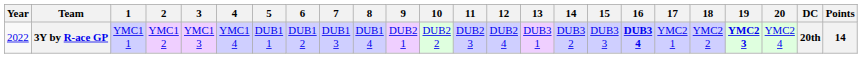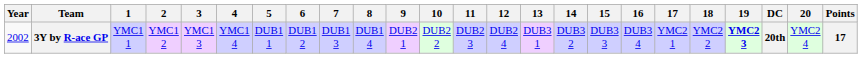columns swapped: (780, 13) <-> (810, 13)
(18, 37) 2022 -> (18, 37) 2002
(638, 37) bold -> (638, 37) normal
(840, 37) 14 -> (840, 37) 17
